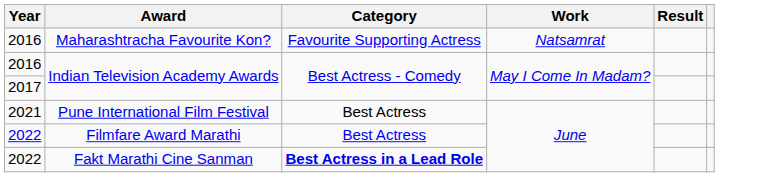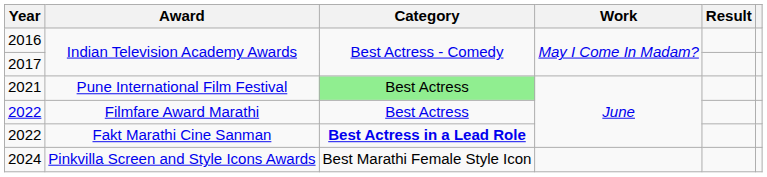- row: (25, 40)
(384, 111) no background -> (427, 87) lightgreen background
+ row: (25, 159)
